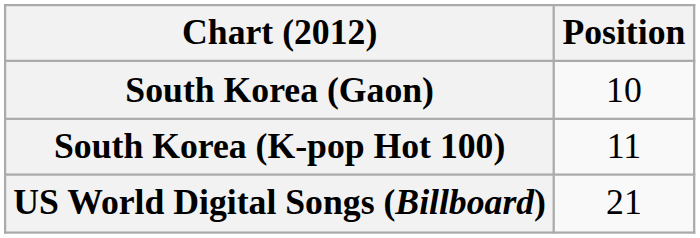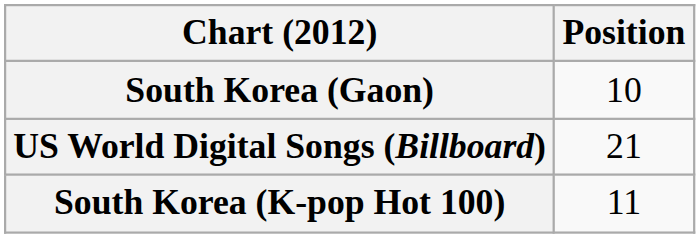rows swapped: (280, 145) <-> (280, 202)
